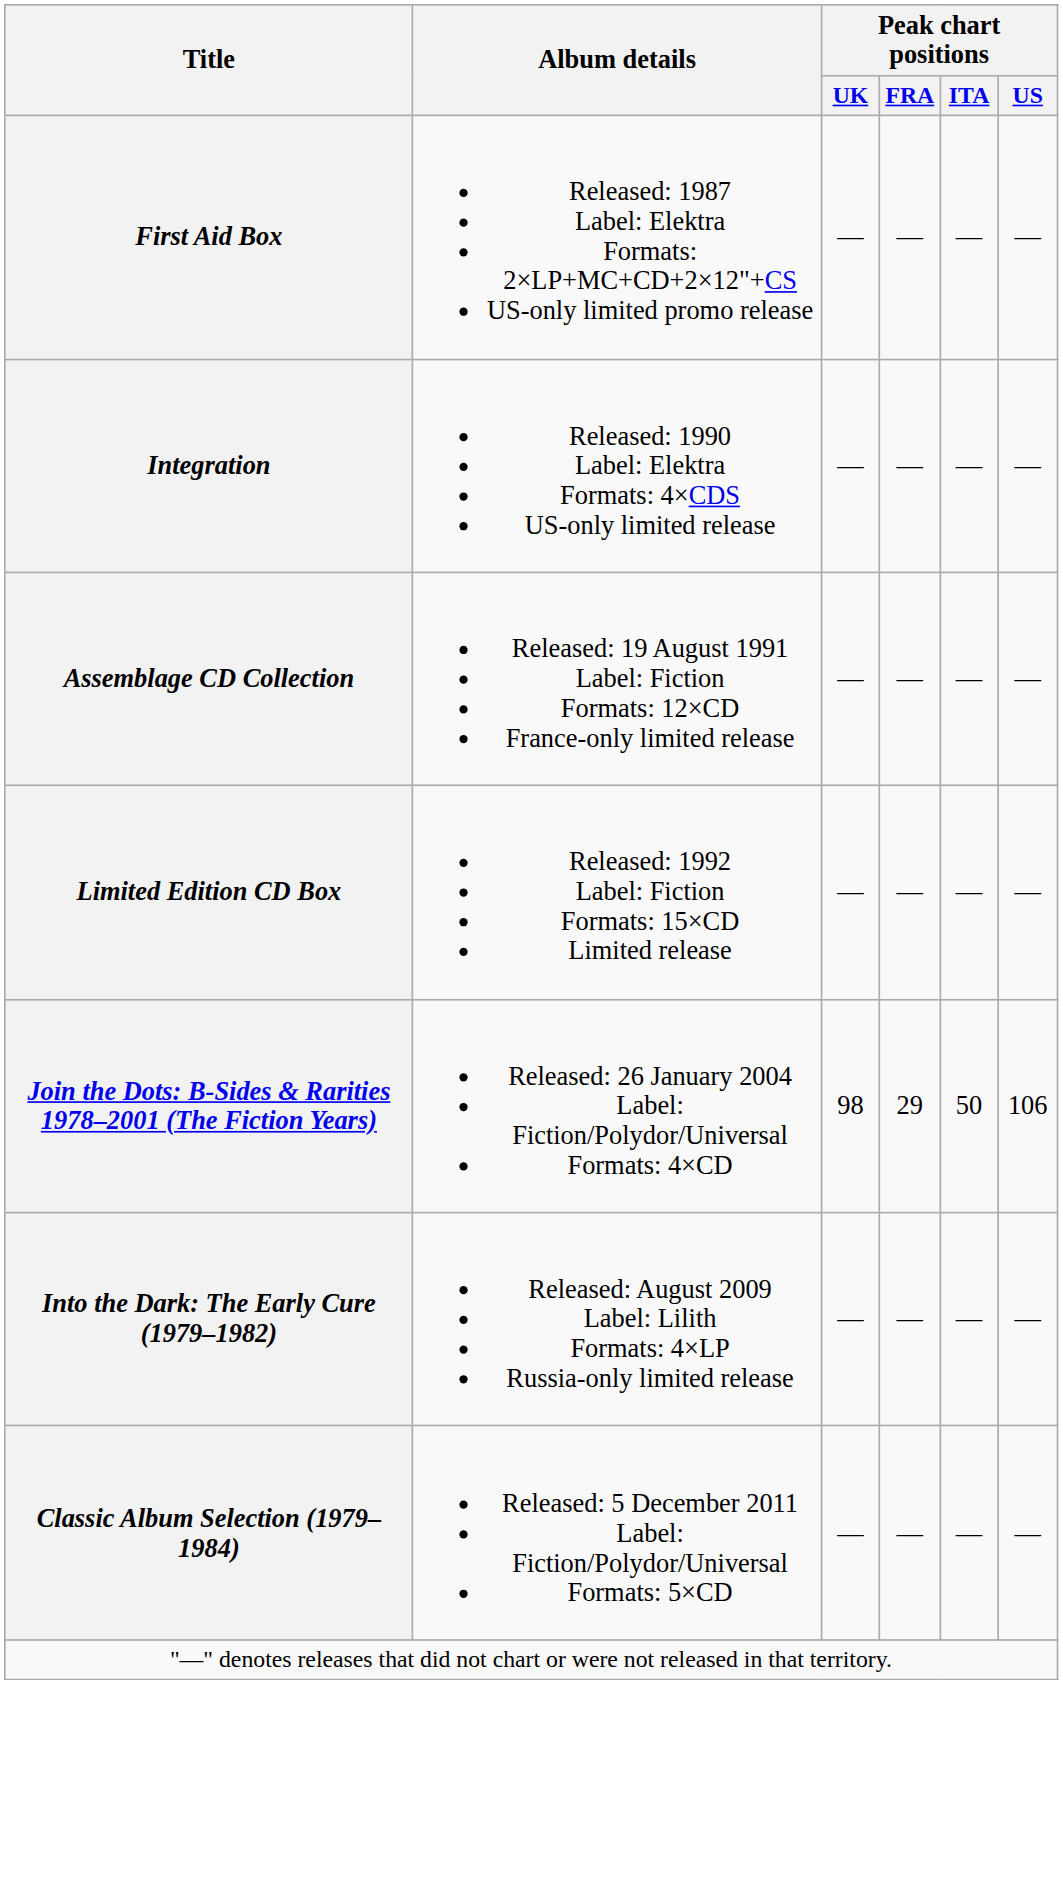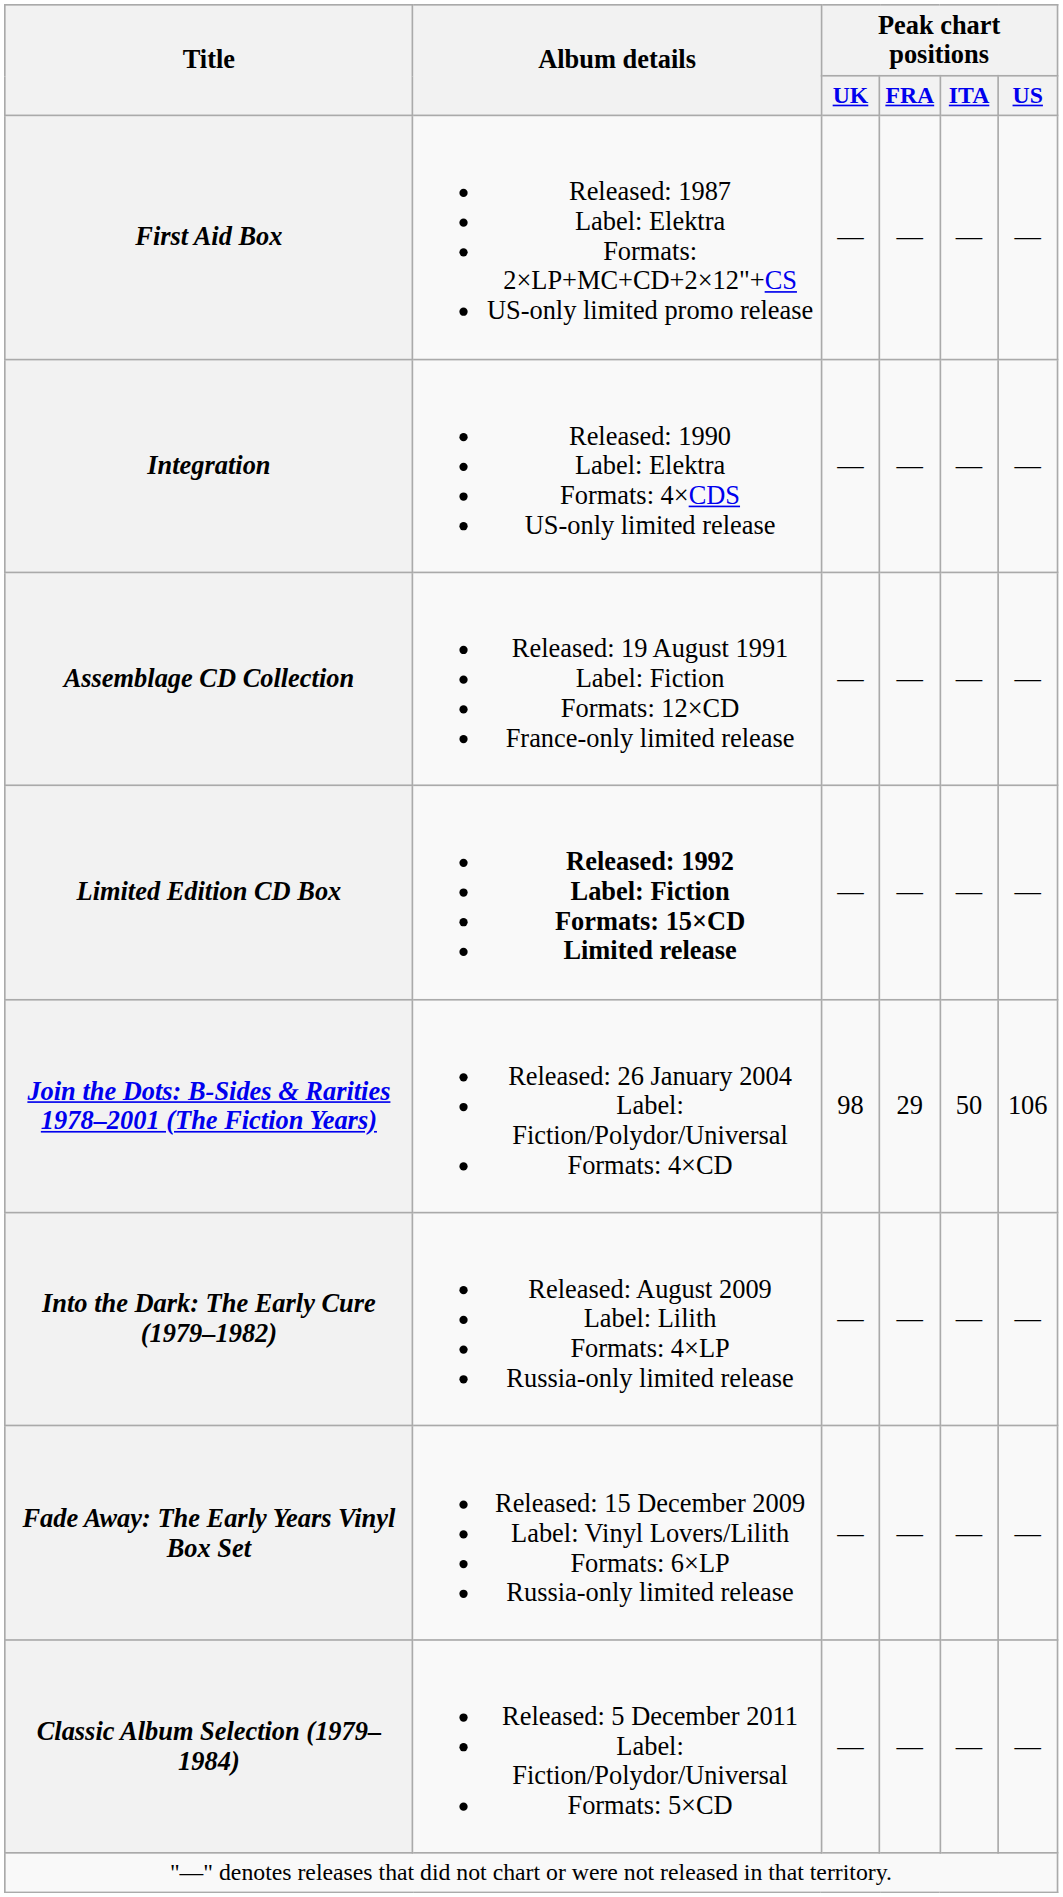(617, 907) normal -> (617, 907) bold
+ row: (209, 1532)
